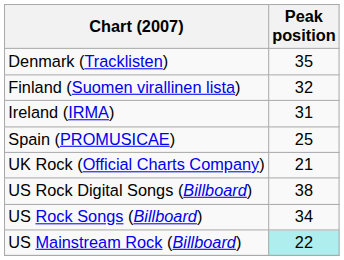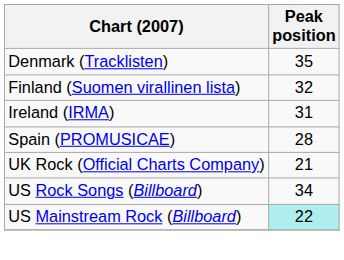(304, 139) 25 -> (304, 139) 28
- row: (130, 191)
